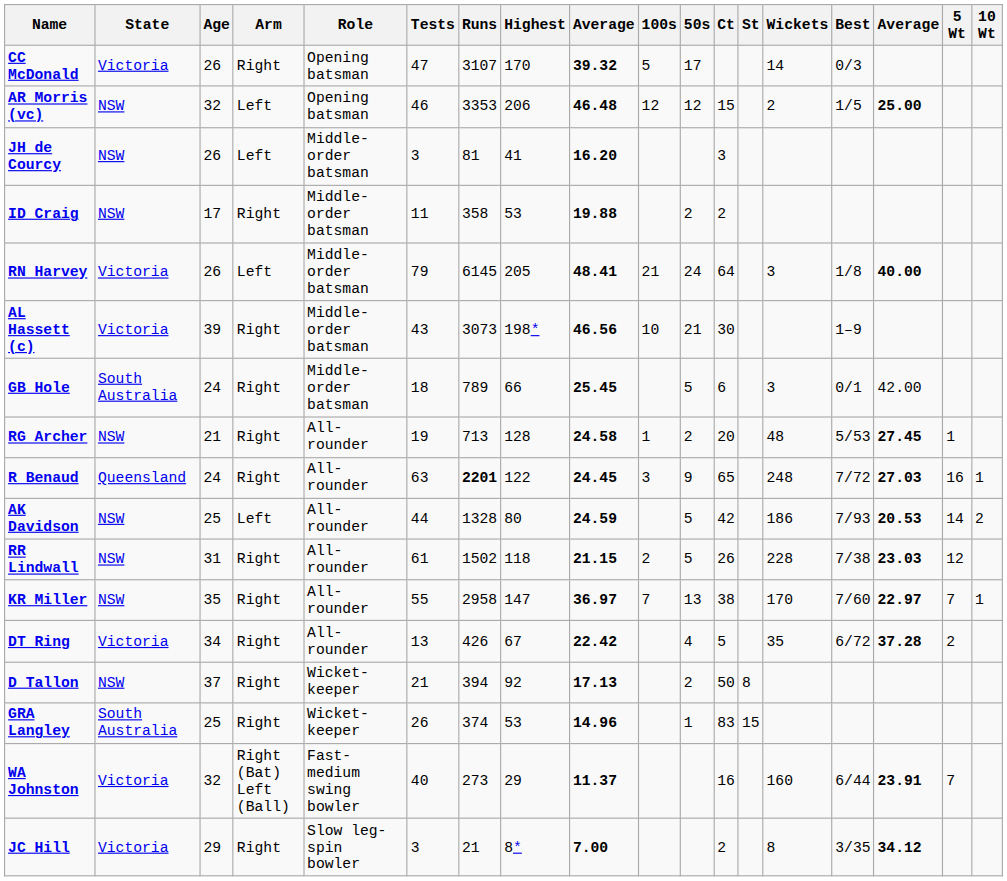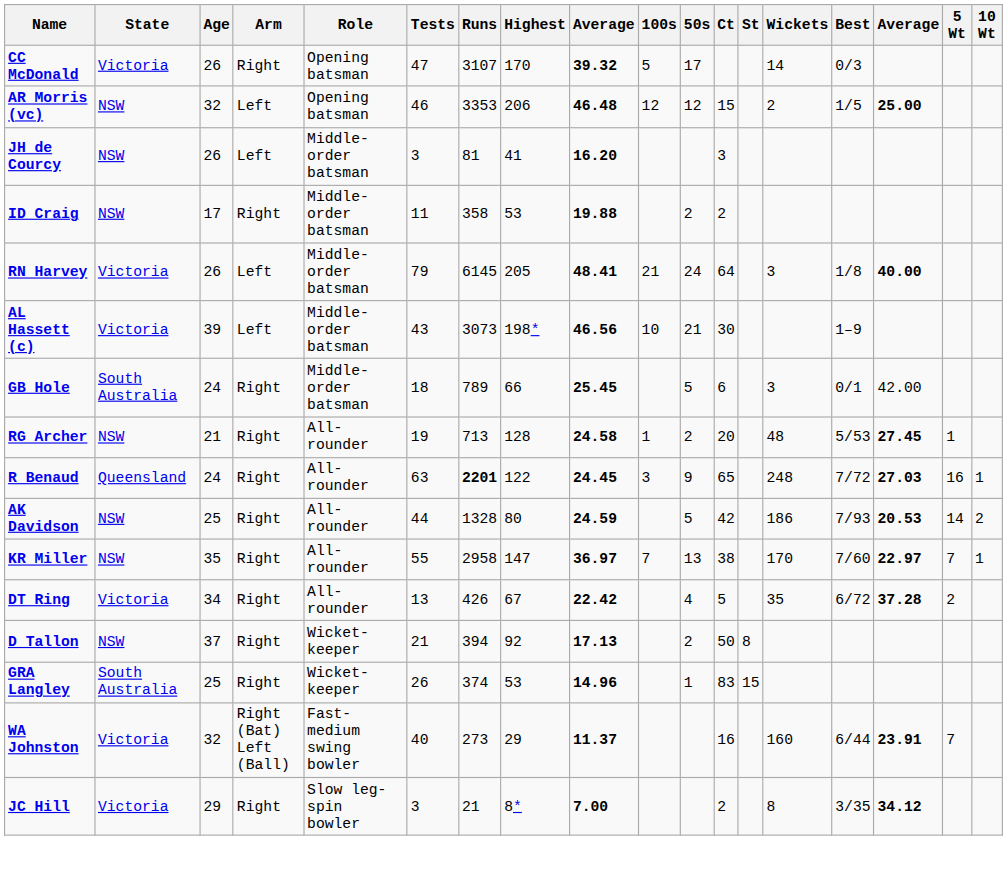(259, 330) Right -> (255, 330) Left
(255, 519) Left -> (259, 519) Right
- row: (43, 560)
